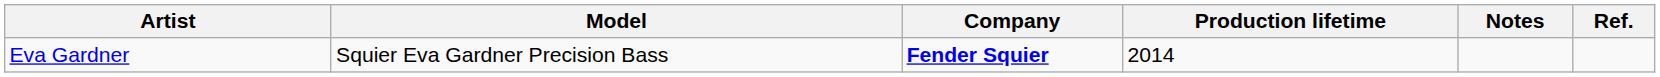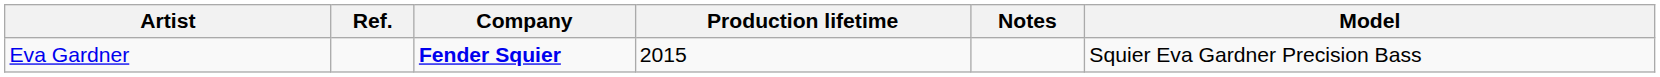columns swapped: (616, 21) <-> (1614, 21)
(1151, 54) 2014 -> (663, 54) 2015
